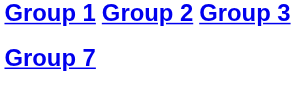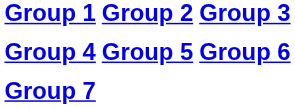+ row: (50, 52)
